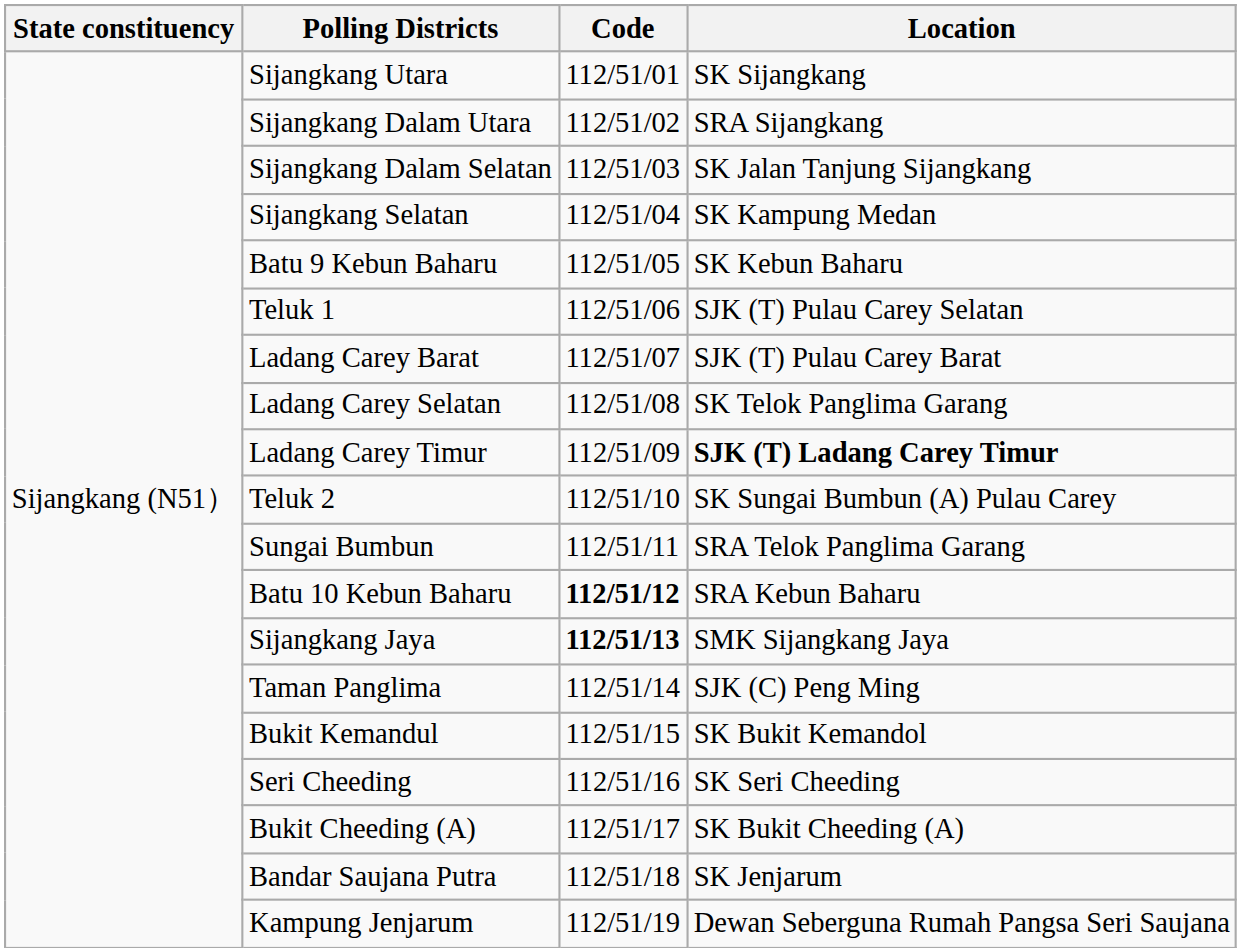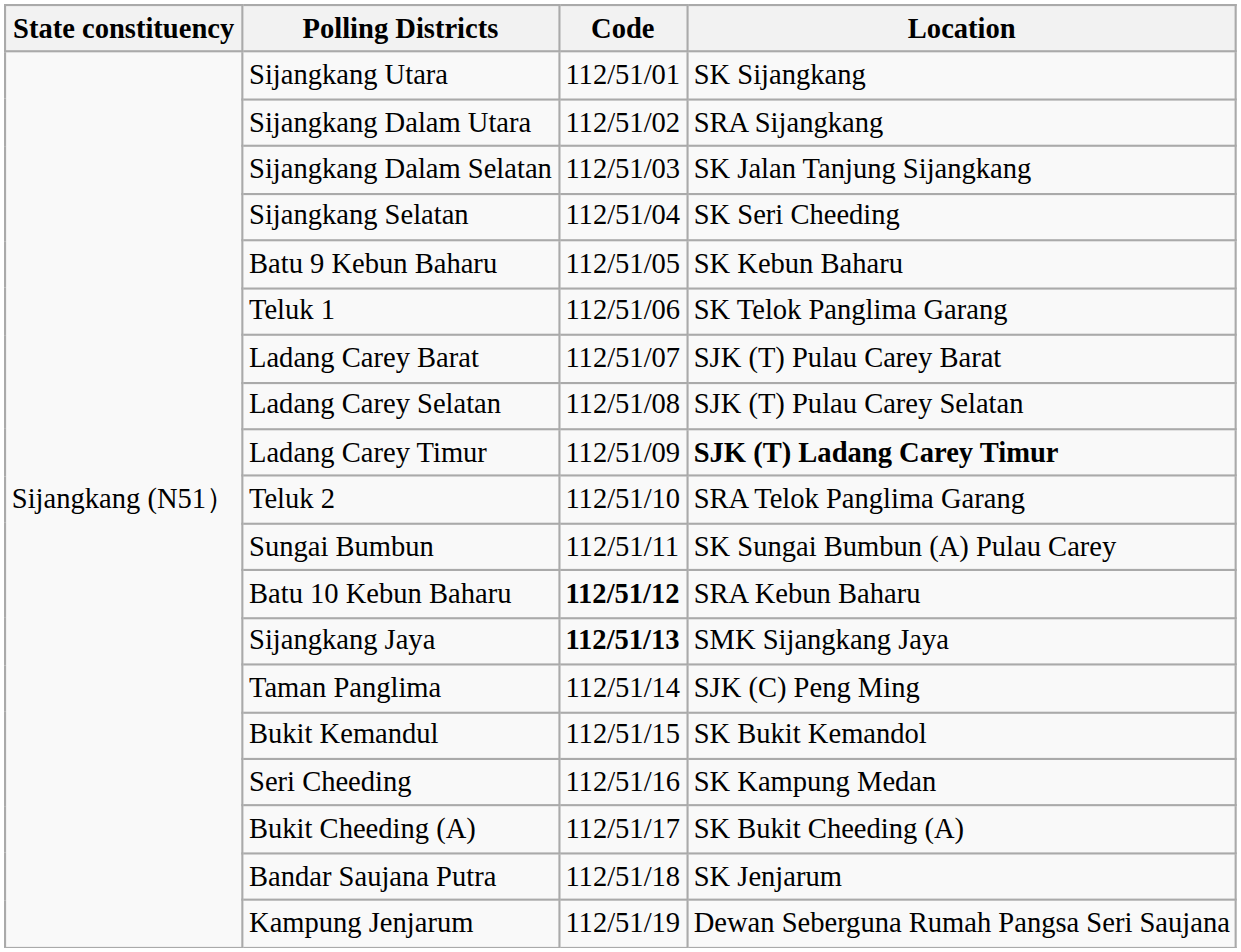(815, 216) SK Kampung Medan -> (797, 216) SK Seri Cheeding
(859, 310) SJK (T) Pulau Carey Selatan -> (851, 310) SK Telok Panglima Garang
(851, 404) SK Telok Panglima Garang -> (859, 404) SJK (T) Pulau Carey Selatan
(905, 498) SK Sungai Bumbun (A) Pulau Carey -> (859, 498) SRA Telok Panglima Garang
(859, 545) SRA Telok Panglima Garang -> (905, 545) SK Sungai Bumbun (A) Pulau Carey
(797, 781) SK Seri Cheeding -> (815, 781) SK Kampung Medan
